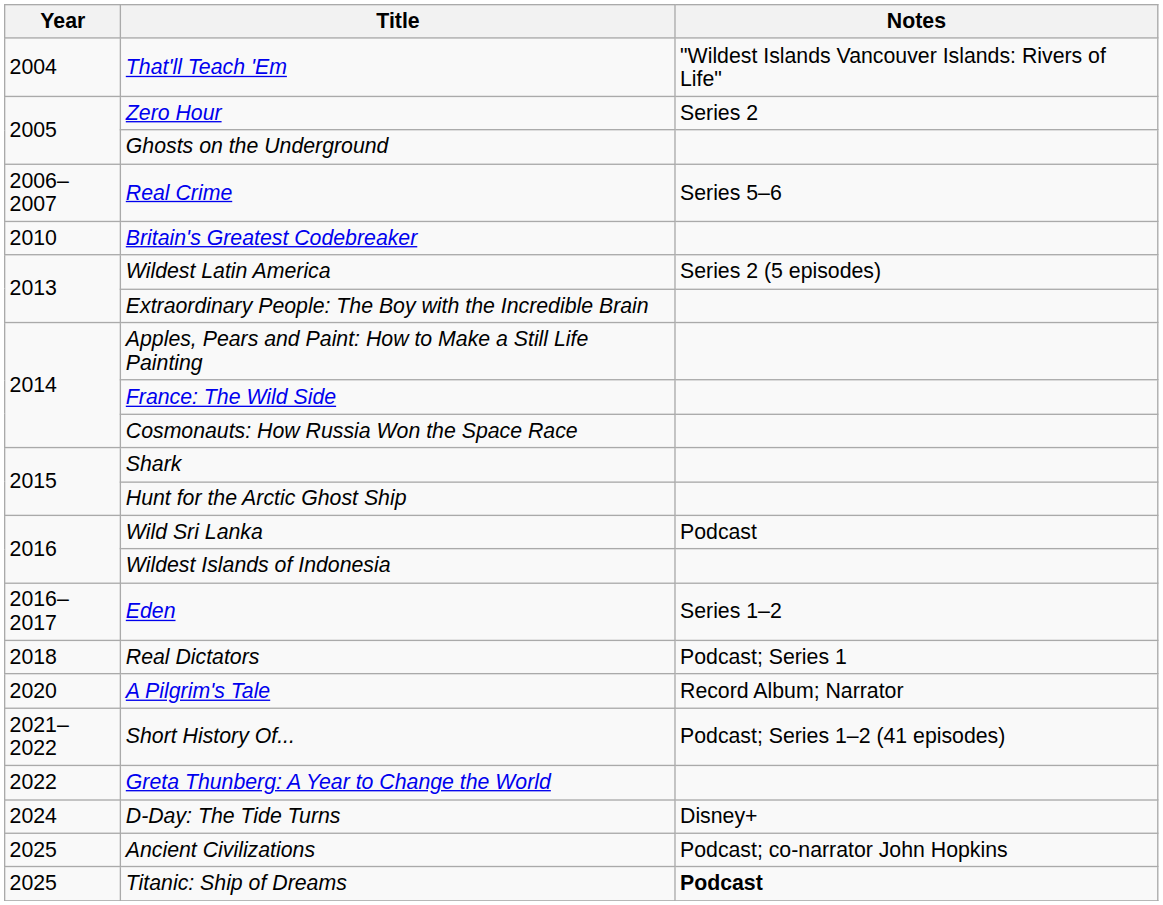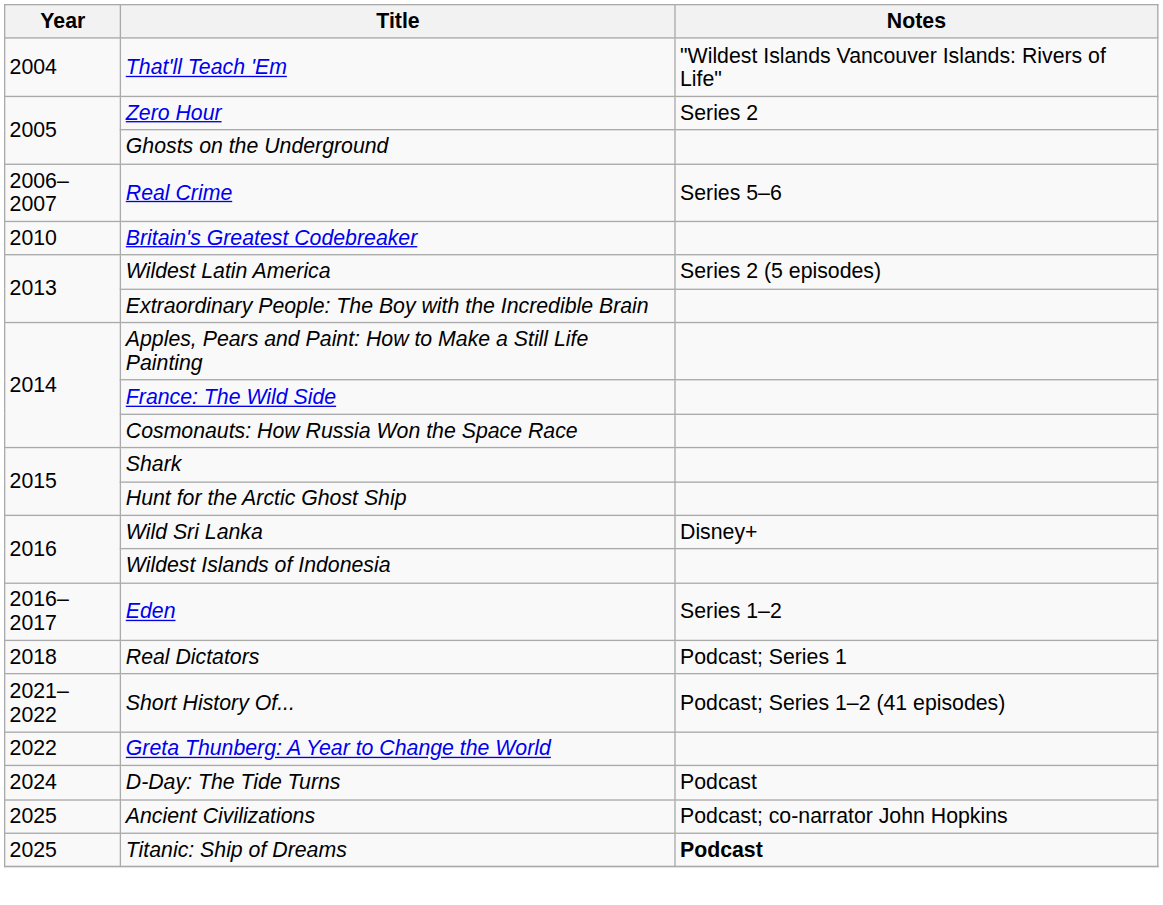(718, 531) Podcast -> (719, 531) Disney+
- row: (198, 690)
(719, 816) Disney+ -> (718, 782) Podcast
